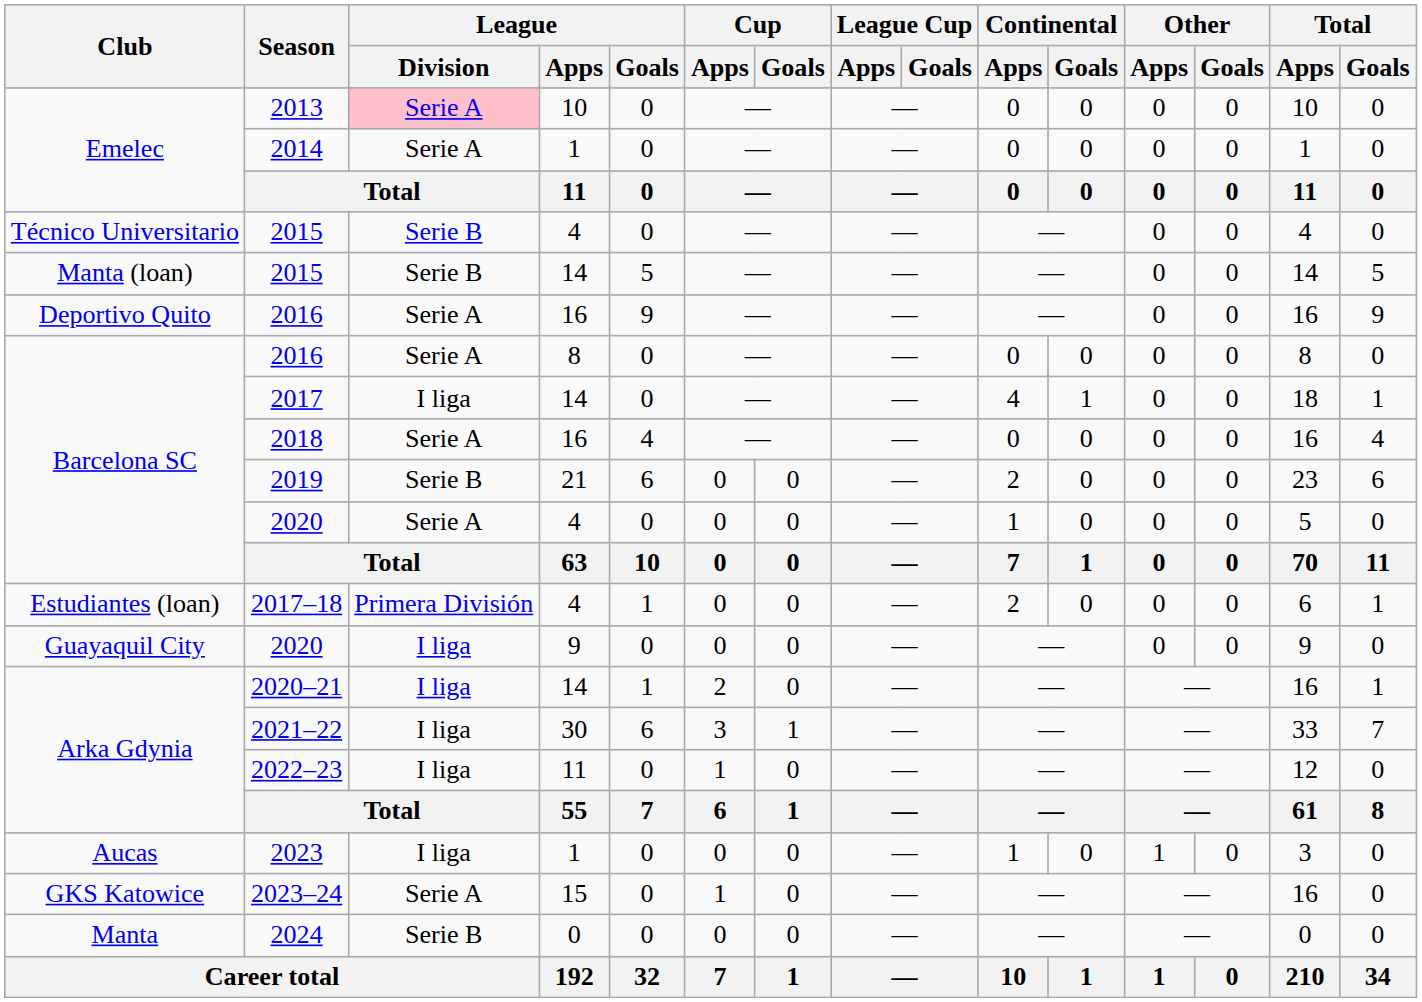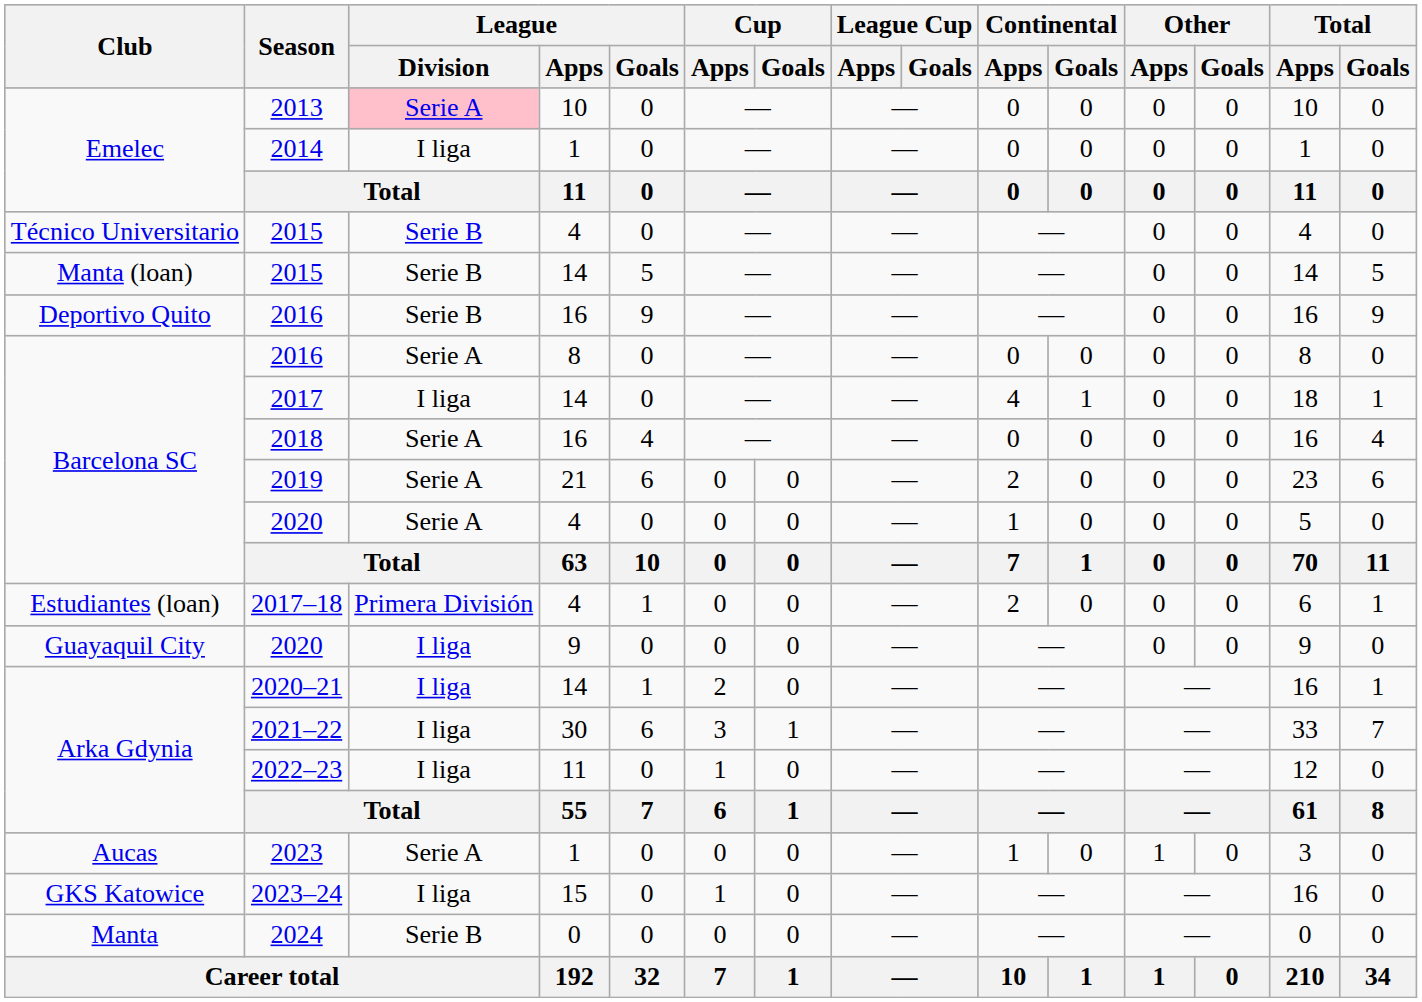(444, 149) Serie A -> (444, 149) I liga
(444, 314) Serie A -> (444, 314) Serie B
(444, 480) Serie B -> (444, 480) Serie A
(444, 852) I liga -> (444, 852) Serie A
(444, 893) Serie A -> (444, 893) I liga
